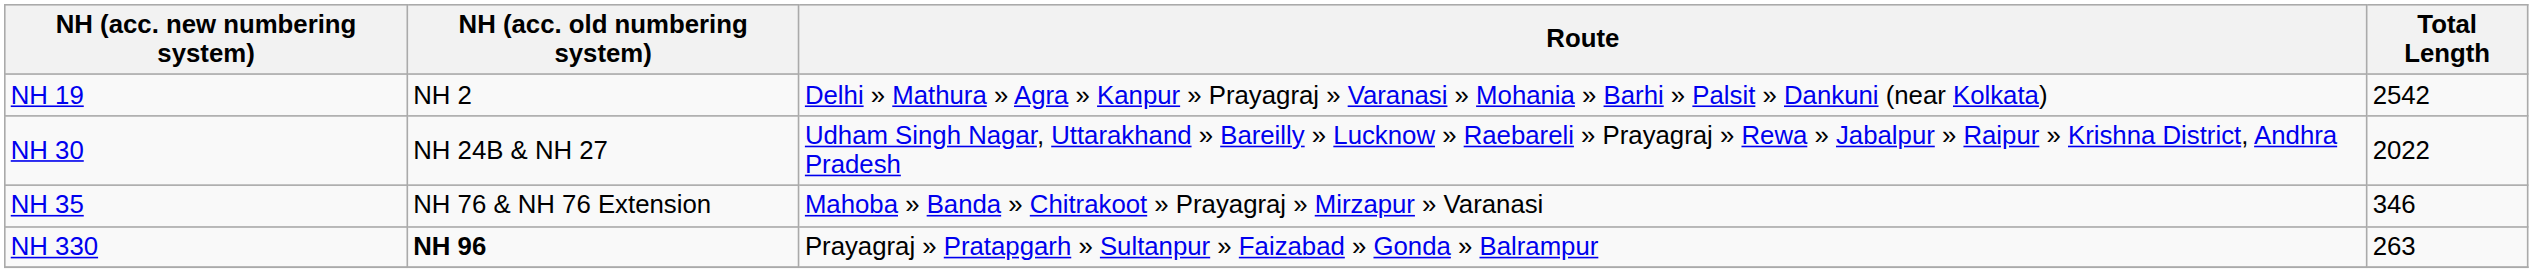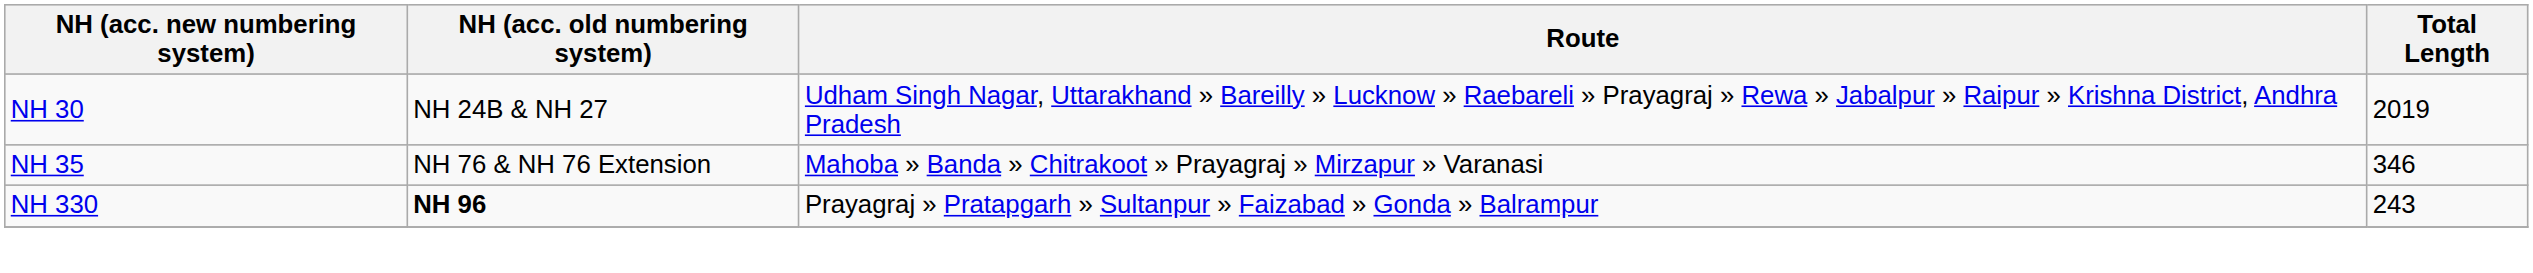- row: (47, 94)
(2401, 150) 2022 -> (2401, 109) 2019
(2394, 246) 263 -> (2394, 205) 243
